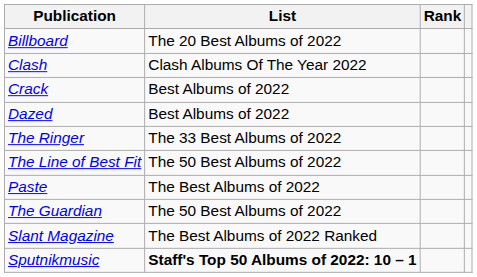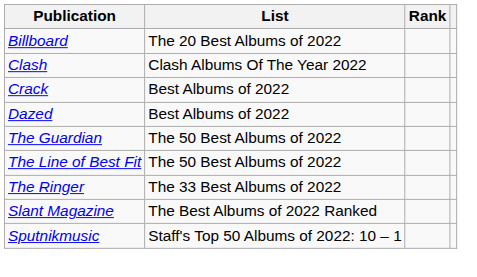rows swapped: (55, 211) <-> (46, 138)
- row: (28, 187)
(282, 260) bold -> (275, 235) normal
